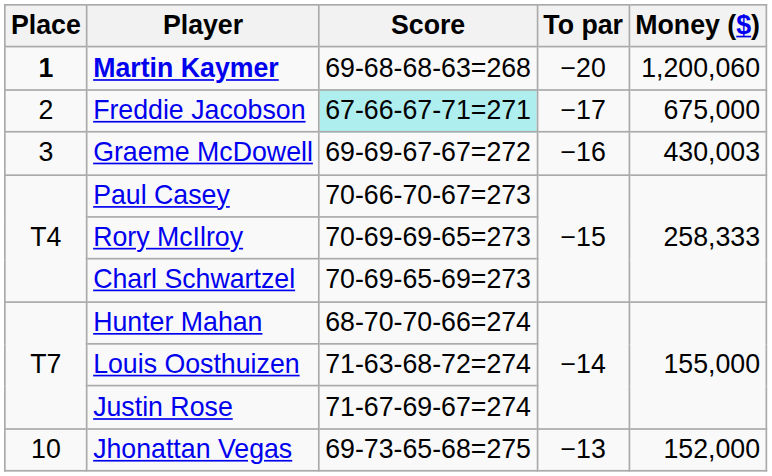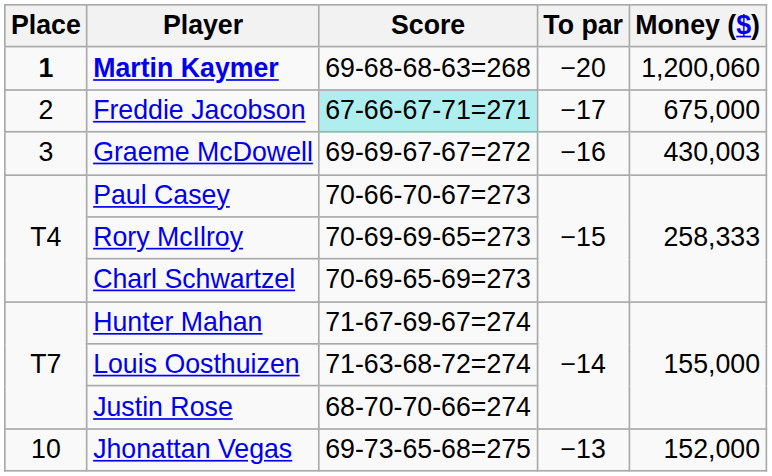(428, 322) 68-70-70-66=274 -> (428, 322) 71-67-69-67=274
(428, 407) 71-67-69-67=274 -> (428, 407) 68-70-70-66=274
